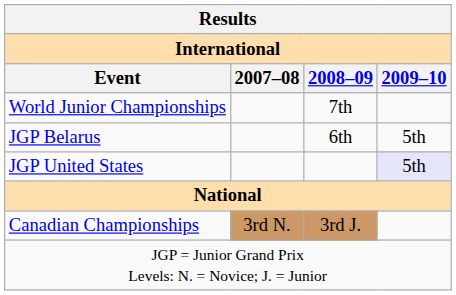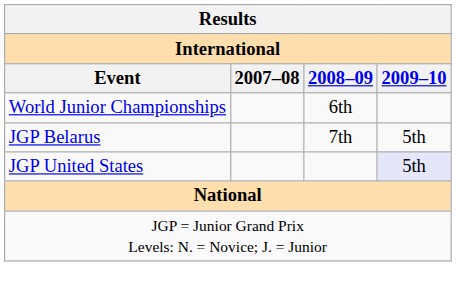(340, 107) 7th -> (340, 107) 6th
(340, 136) 6th -> (340, 136) 7th
- row: (104, 225)
